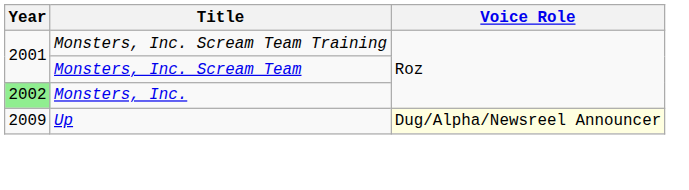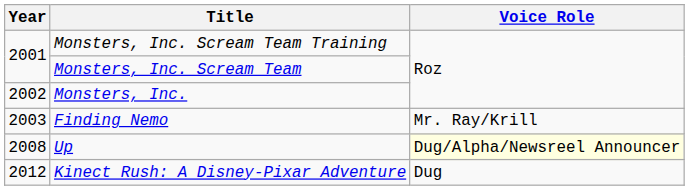(27, 95) lightgreen background -> (27, 95) no background
+ row: (111, 121)
(27, 121) 2009 -> (27, 147) 2008
+ row: (230, 173)
